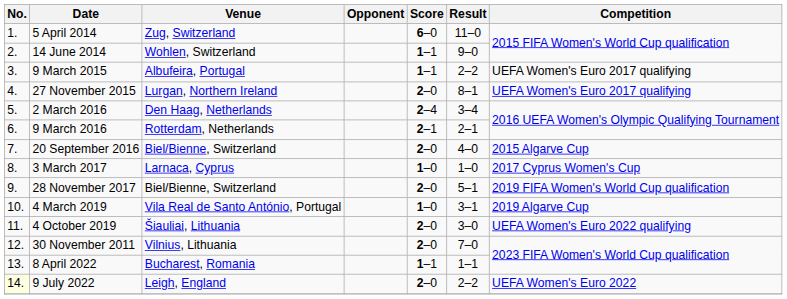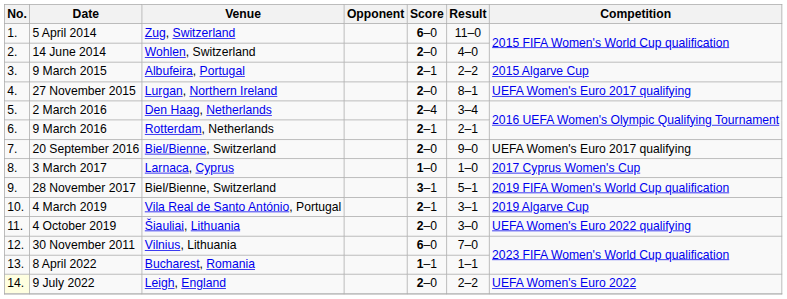(427, 52) 1–1 -> (427, 52) 2–0
(468, 52) 9–0 -> (468, 52) 4–0
(427, 71) 1–1 -> (427, 71) 2–1
(592, 71) UEFA Women's Euro 2017 qualifying -> (540, 71) 2015 Algarve Cup
(468, 149) 4–0 -> (468, 149) 9–0
(540, 149) 2015 Algarve Cup -> (592, 149) UEFA Women's Euro 2017 qualifying
(427, 187) 2–0 -> (427, 187) 3–1
(427, 206) 1–0 -> (427, 206) 2–1
(427, 245) 2–0 -> (427, 245) 6–0
